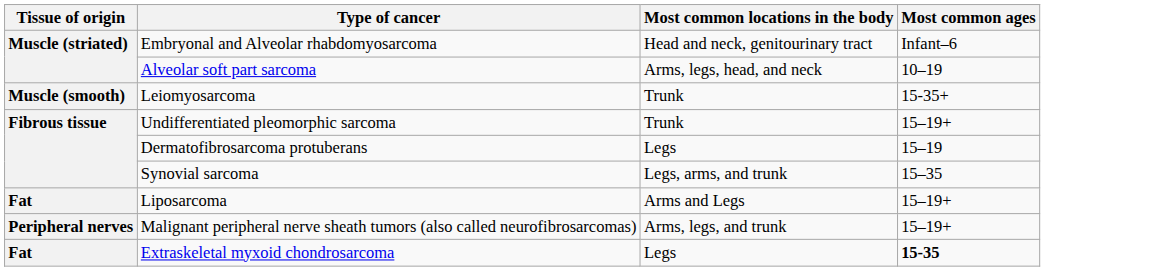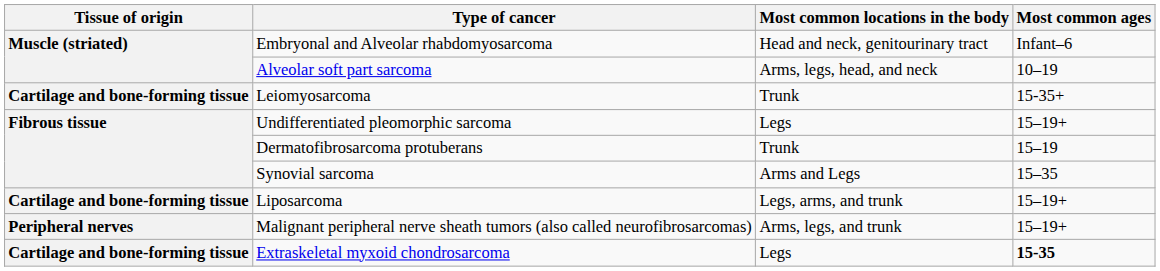(67, 95) Muscle (smooth) -> (128, 95) Cartilage and bone-forming tissue
(664, 122) Trunk -> (775, 122) Legs
(660, 148) Legs -> (779, 148) Trunk
(716, 174) Legs, arms, and trunk -> (810, 174) Arms and Legs
(20, 200) Fat -> (128, 200) Cartilage and bone-forming tissue
(694, 200) Arms and Legs -> (831, 200) Legs, arms, and trunk
(20, 252) Fat -> (128, 252) Cartilage and bone-forming tissue
